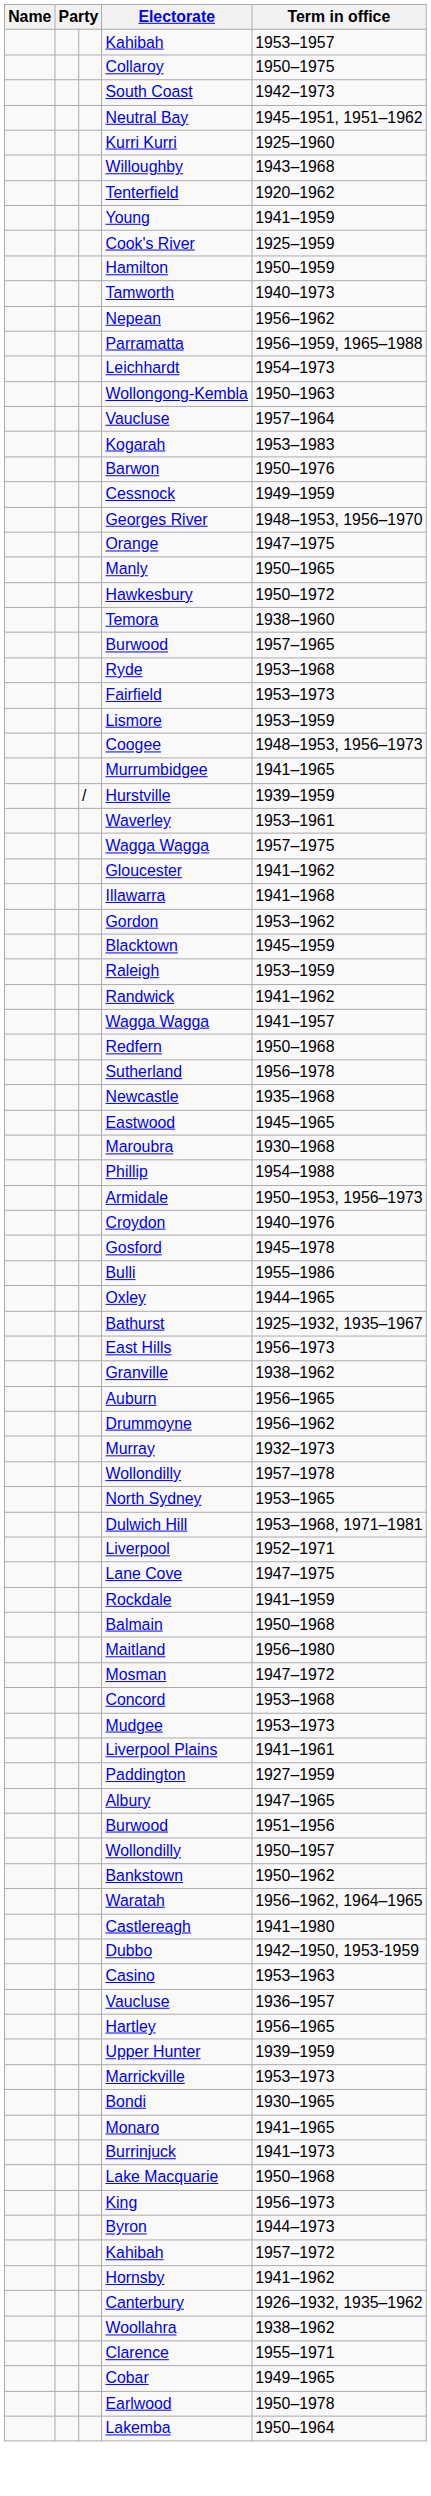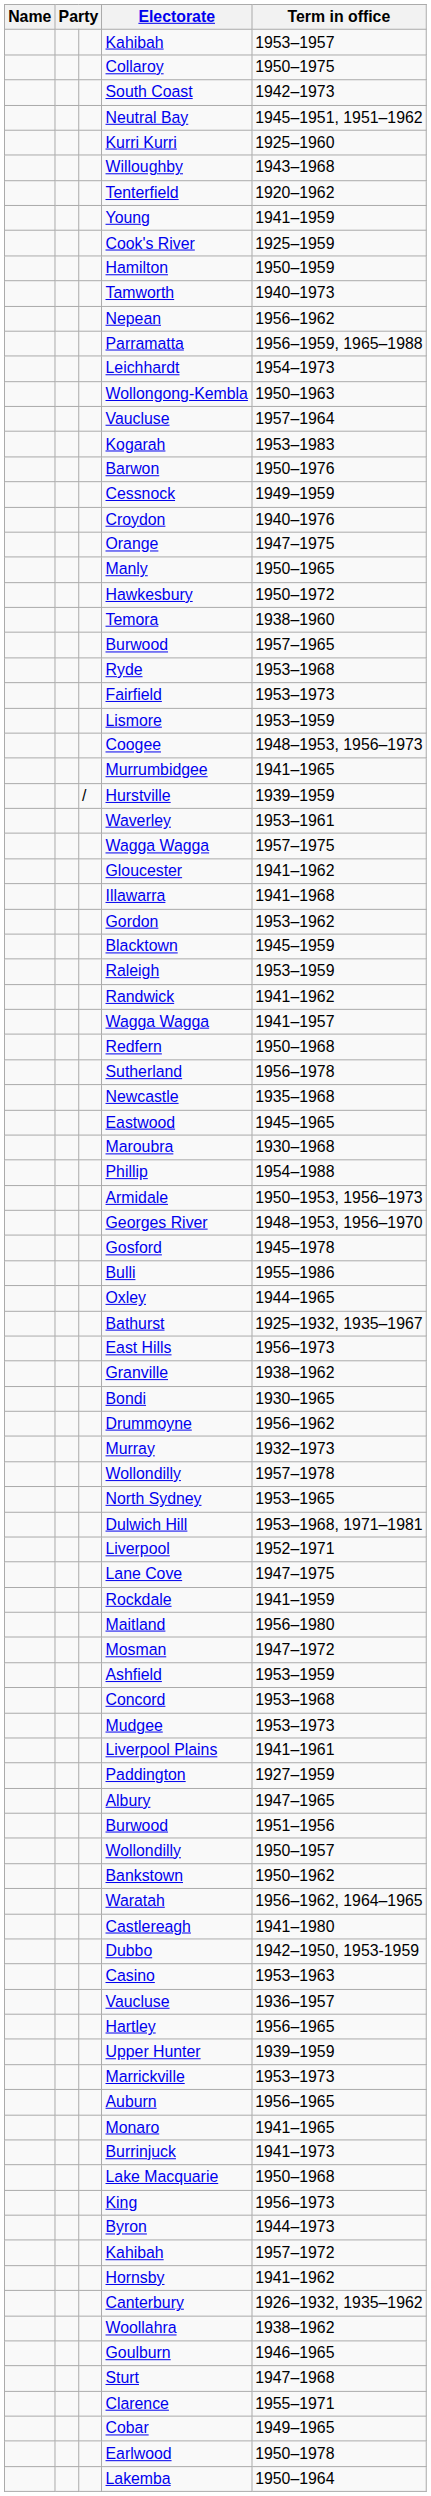rows swapped: (90, 519) <-> (90, 1223)
rows swapped: (90, 2102) <-> (90, 1399)
- row: (90, 1625)
+ row: (90, 1675)
+ row: (90, 2353)
+ row: (90, 2378)
